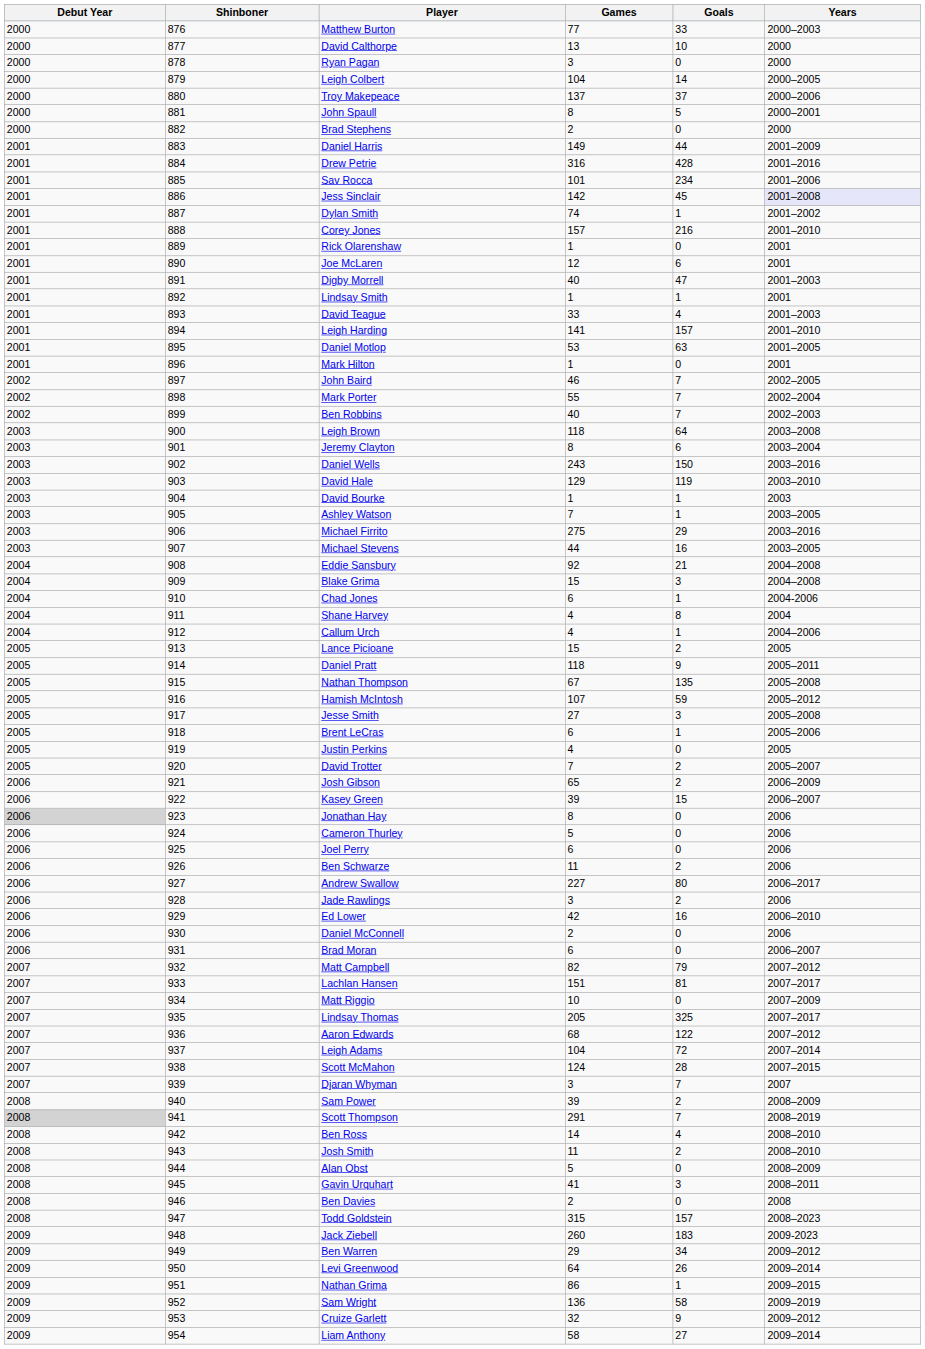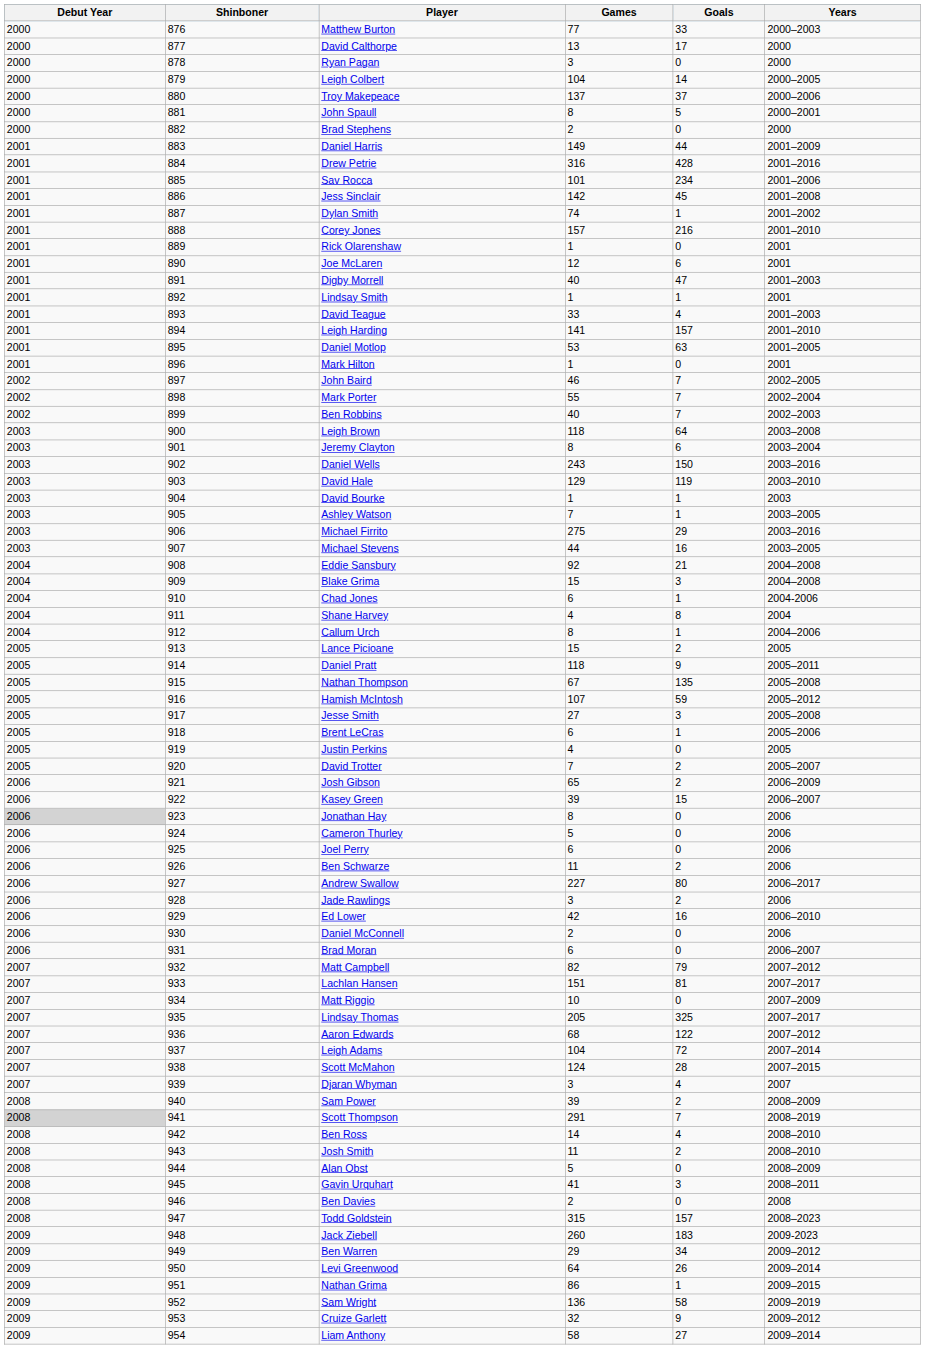(681, 46) 10 -> (681, 46) 17
(794, 197) lavender background -> (794, 197) no background
(570, 632) 4 -> (570, 632) 8
(678, 1084) 7 -> (678, 1084) 4
